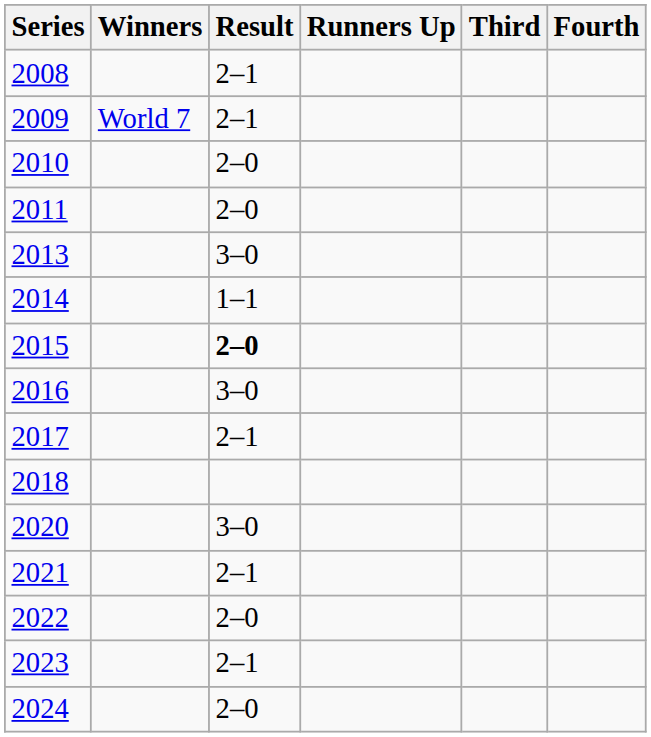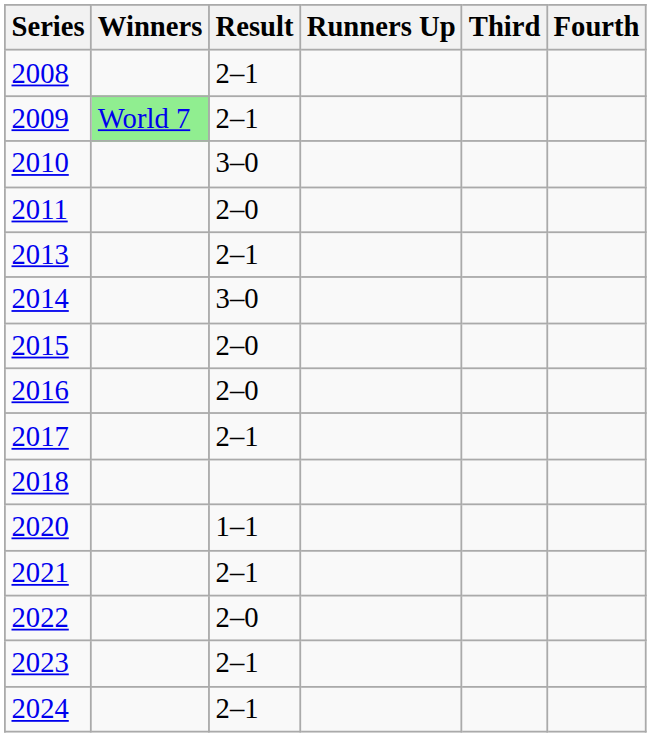(144, 118) no background -> (144, 118) lightgreen background
(237, 163) 2–0 -> (237, 163) 3–0
(237, 254) 3–0 -> (237, 254) 2–1
(237, 299) 1–1 -> (237, 299) 3–0
(237, 345) bold -> (237, 345) normal
(237, 390) 3–0 -> (237, 390) 2–0
(237, 526) 3–0 -> (237, 526) 1–1
(237, 708) 2–0 -> (237, 708) 2–1
